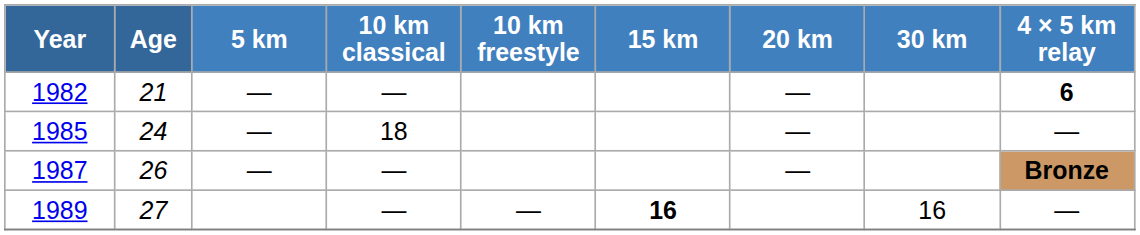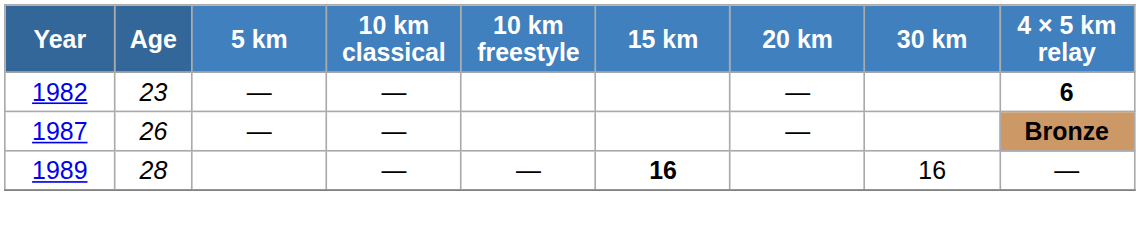(153, 92) 21 -> (153, 92) 23
- row: (60, 132)
(153, 210) 27 -> (153, 171) 28
